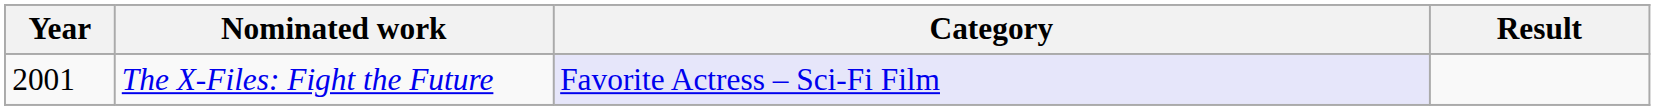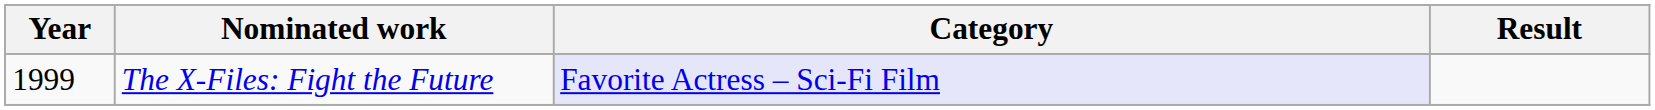(44, 79) 2001 -> (44, 79) 1999
